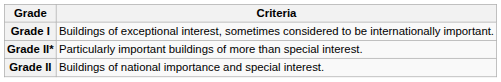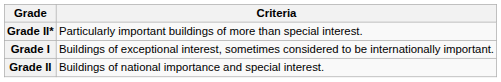rows swapped: (30, 31) <-> (30, 49)
